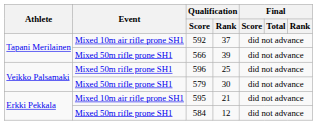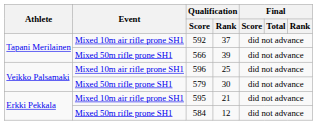(124, 70) Mixed 50m rifle prone SH1 -> (129, 70) Mixed 10m air rifle prone SH1
